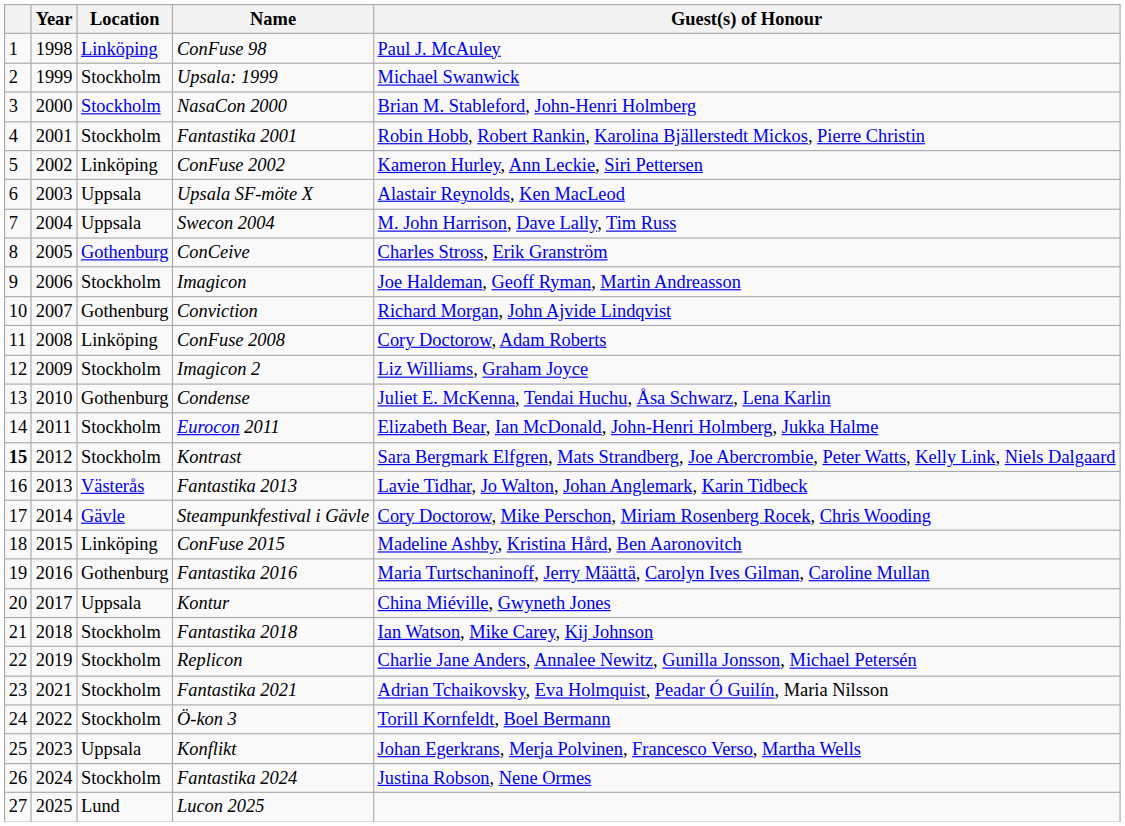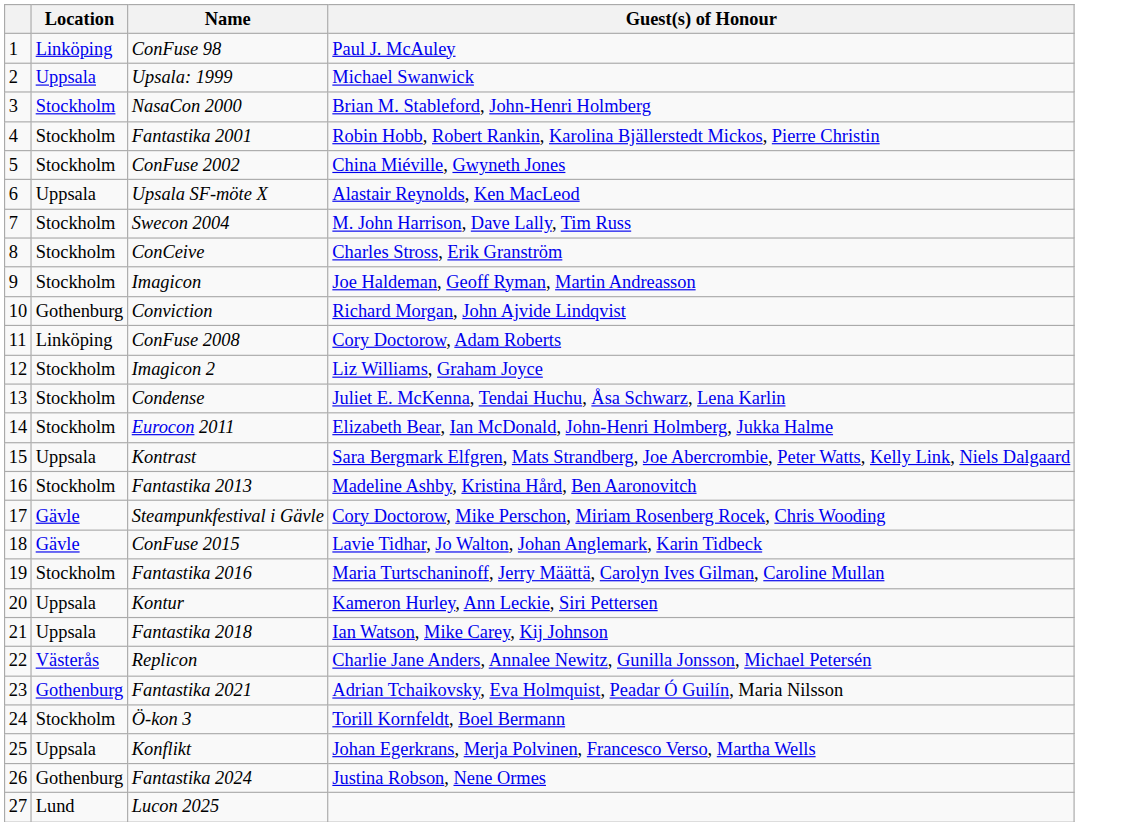- column: (54, 19)
(121, 77) Stockholm -> (66, 77) Uppsala
(119, 164) Linköping -> (76, 164) Stockholm
(540, 164) Kameron Hurley, Ann Leckie, Siri Pettersen -> (449, 164) China Miéville, Gwyneth Jones
(111, 223) Uppsala -> (76, 223) Stockholm
(125, 252) Gothenburg -> (76, 252) Stockholm
(125, 398) Gothenburg -> (76, 398) Stockholm
(18, 456) bold -> (18, 456) normal
(121, 456) Stockholm -> (66, 456) Uppsala
(113, 485) Västerås -> (76, 485) Stockholm
(593, 485) Lavie Tidhar, Jo Walton, Johan Anglemark, Karin Tidbeck -> (514, 485) Madeline Ashby, Kristina Hård, Ben Aaronovitch
(119, 544) Linköping -> (58, 544) Gävle
(560, 544) Madeline Ashby, Kristina Hård, Ben Aaronovitch -> (547, 544) Lavie Tidhar, Jo Walton, Johan Anglemark, Karin Tidbeck
(125, 573) Gothenburg -> (76, 573) Stockholm
(494, 602) China Miéville, Gwyneth Jones -> (495, 602) Kameron Hurley, Ann Leckie, Siri Pettersen
(121, 631) Stockholm -> (66, 631) Uppsala
(121, 661) Stockholm -> (67, 661) Västerås
(121, 690) Stockholm -> (79, 690) Gothenburg
(121, 777) Stockholm -> (79, 777) Gothenburg
